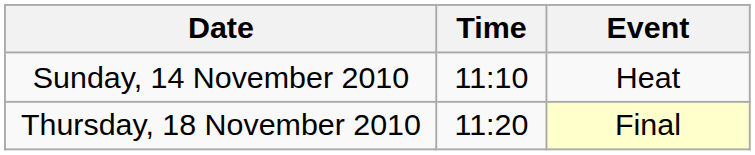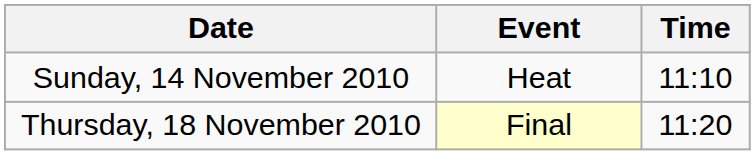columns swapped: (491, 28) <-> (648, 28)
